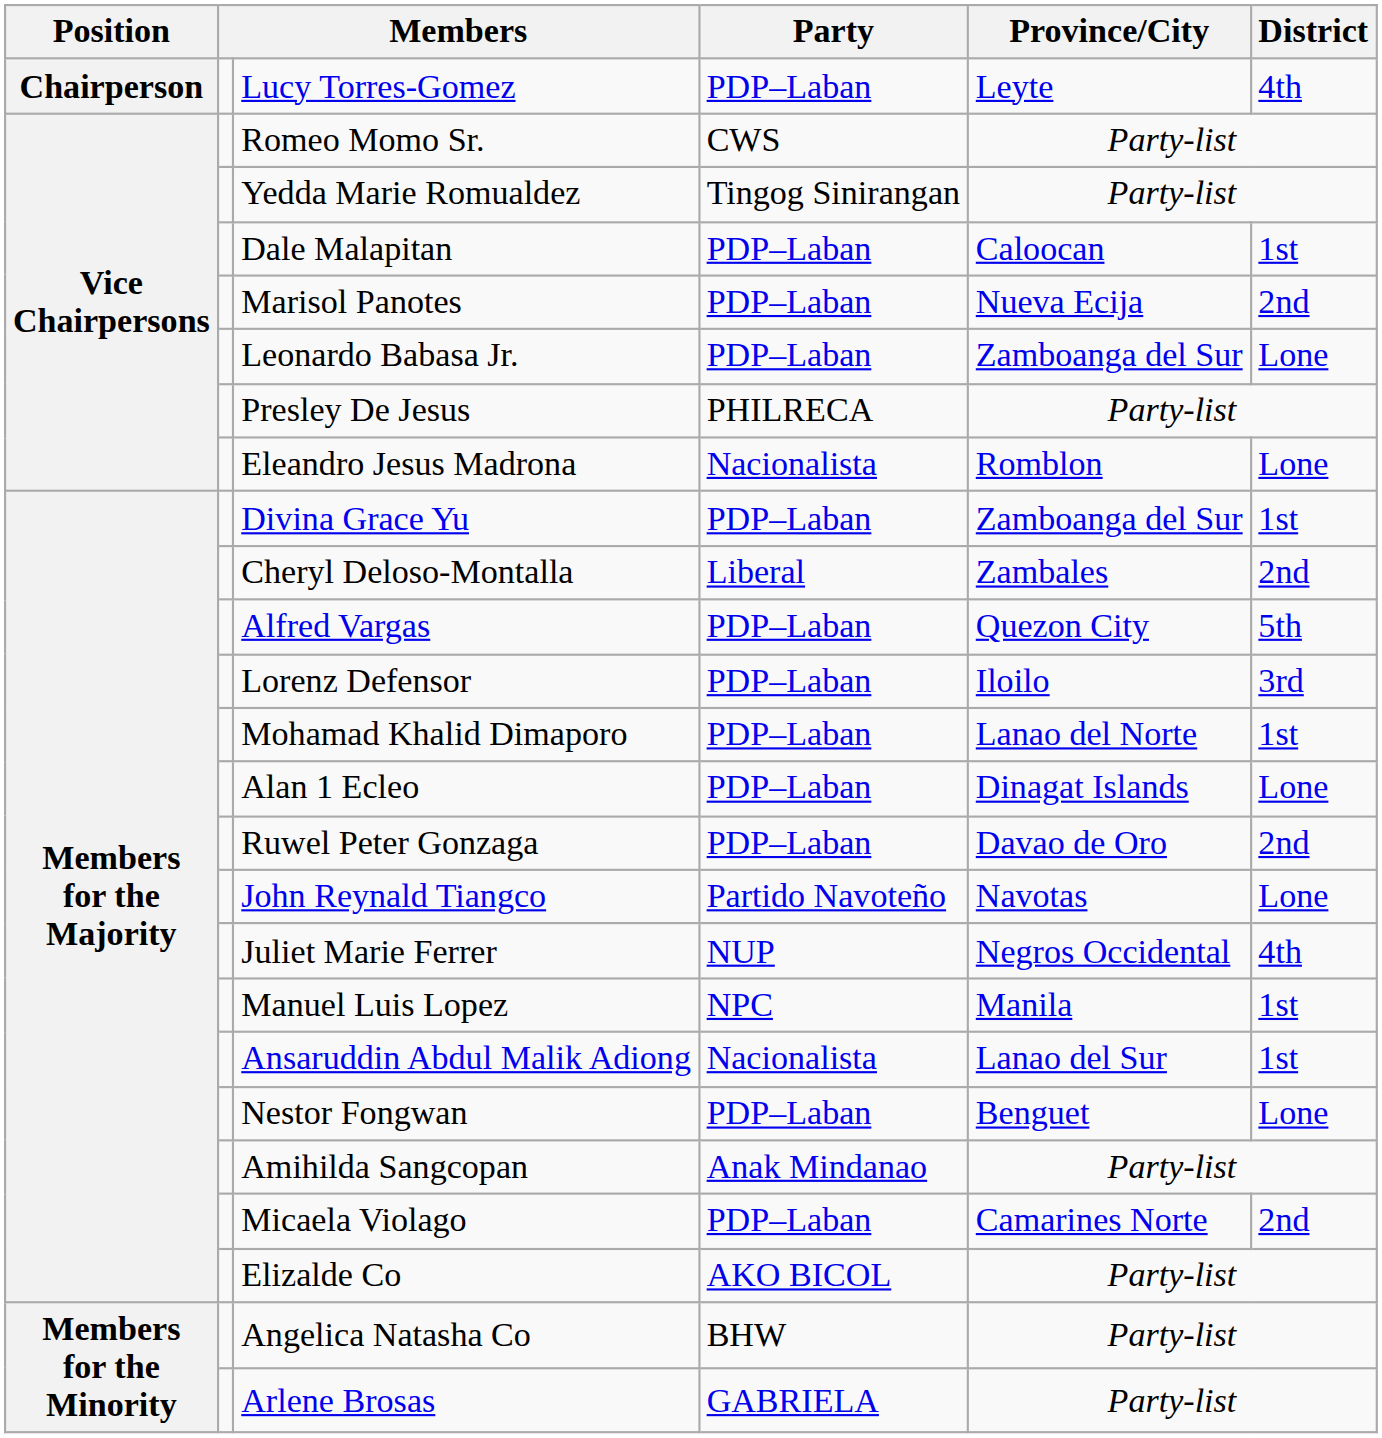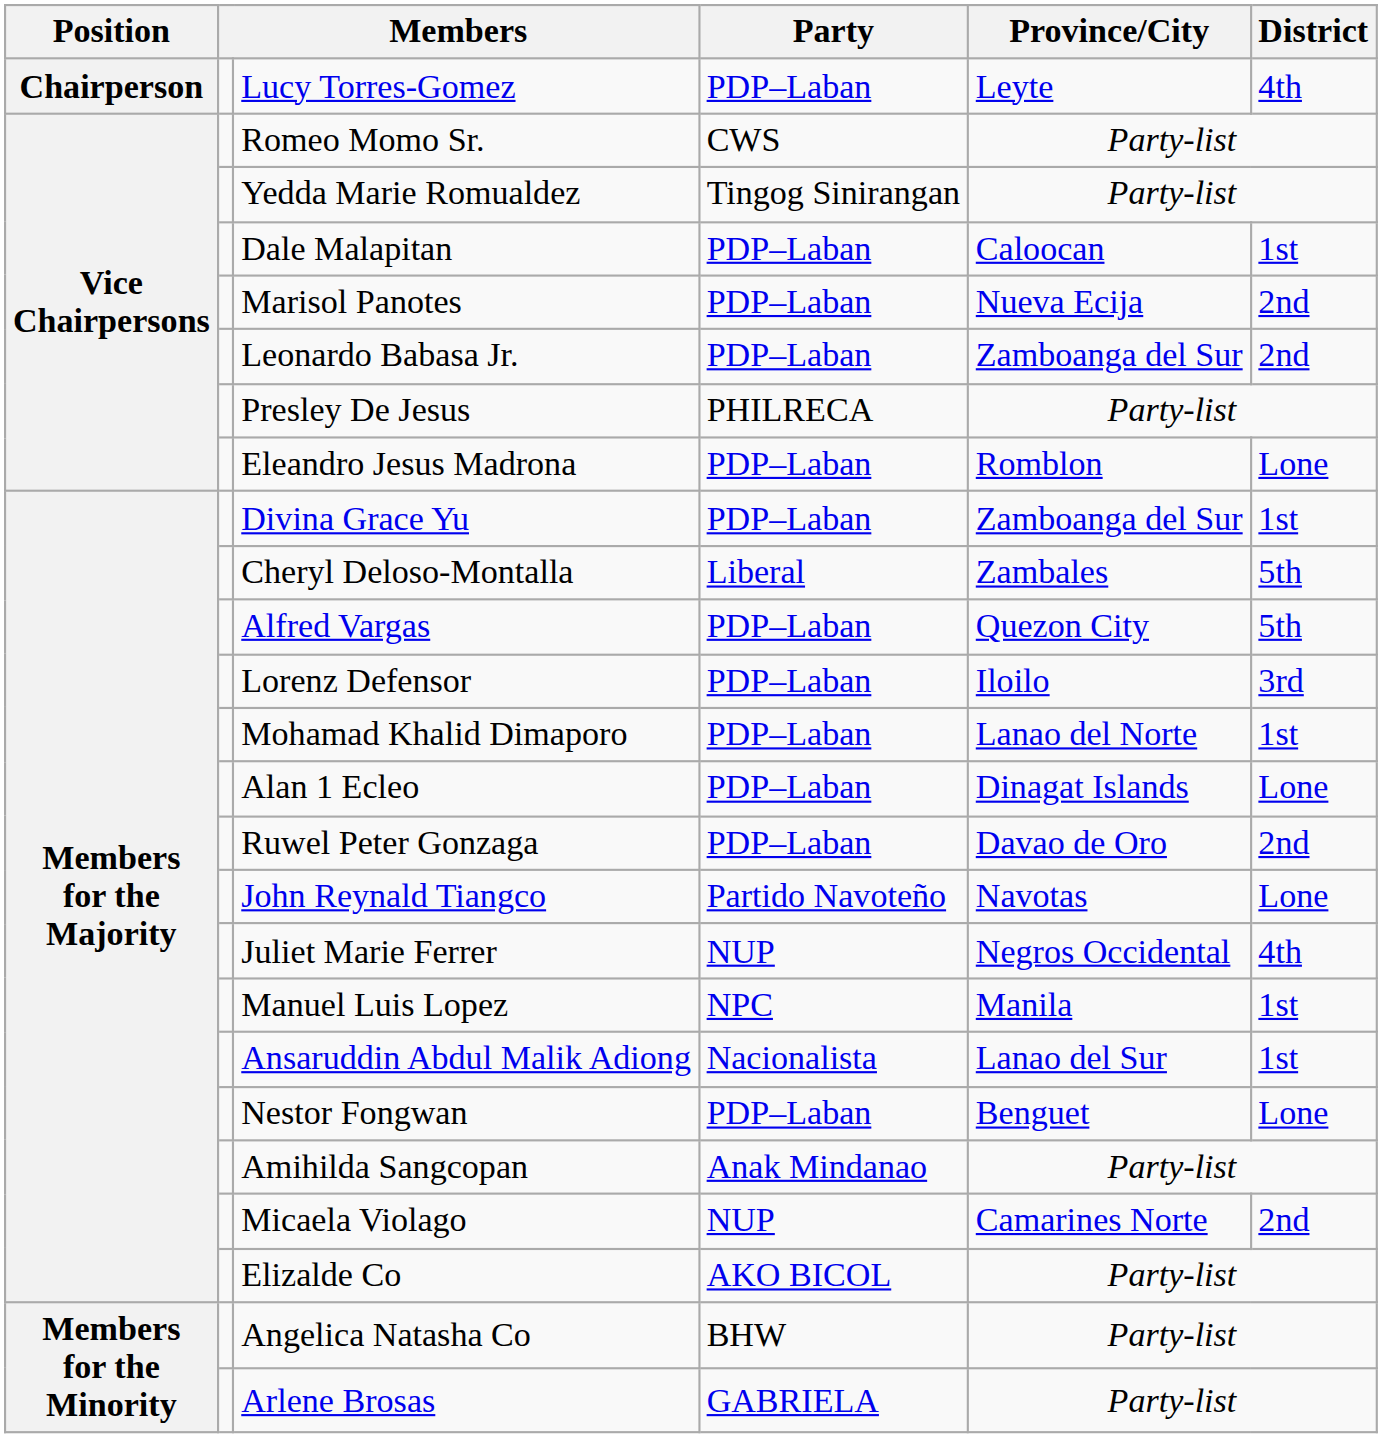(1293, 355) Lone -> (1284, 355) 2nd
(792, 463) Nacionalista -> (789, 463) PDP–Laban
(1284, 572) 2nd -> (1280, 572) 5th
(789, 1220) PDP–Laban -> (741, 1220) NUP
